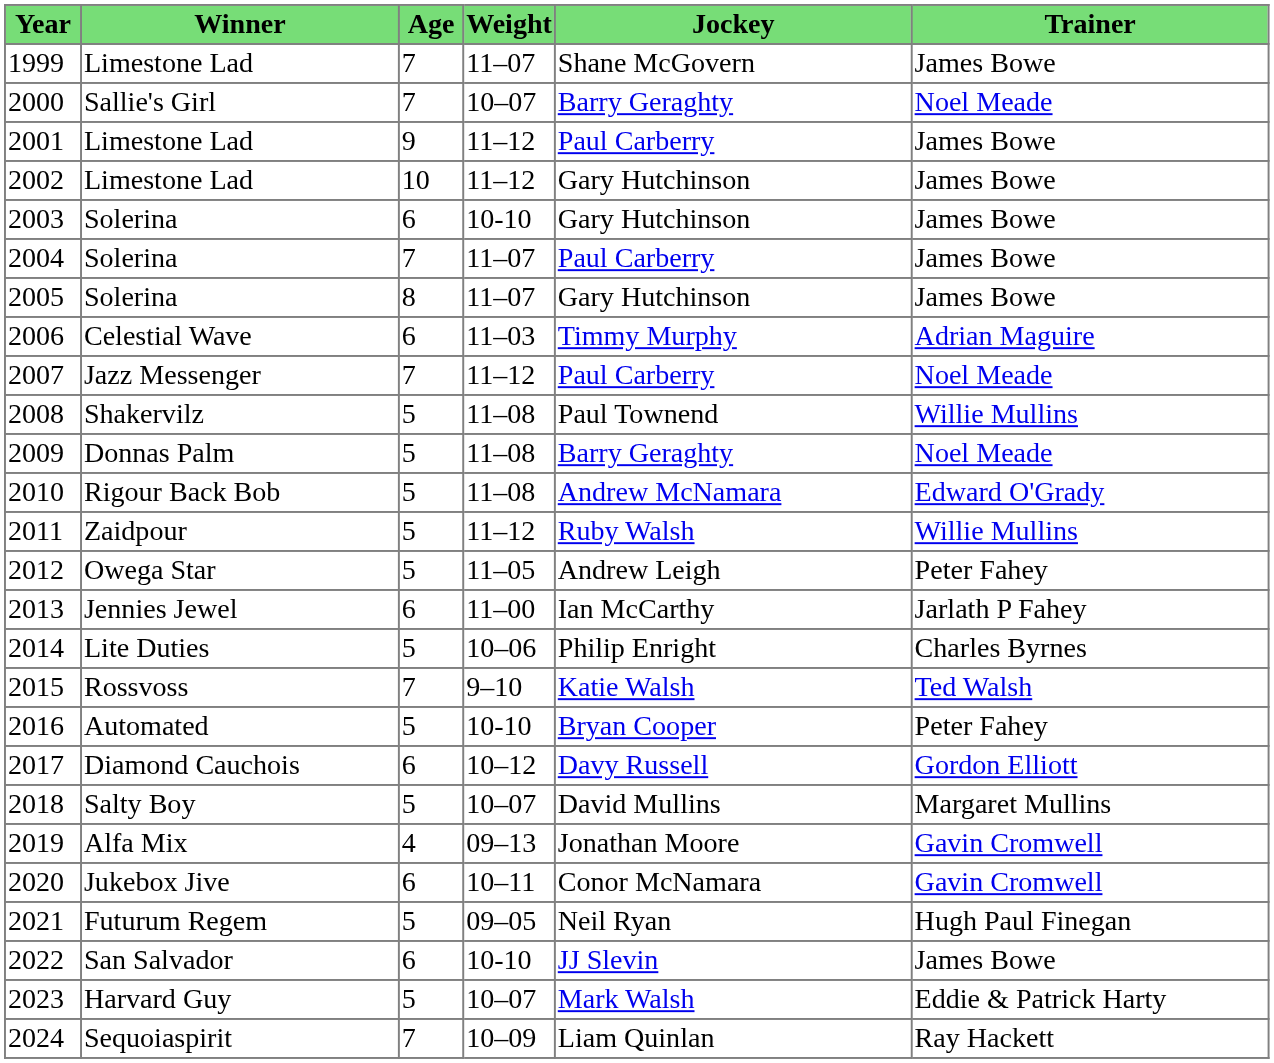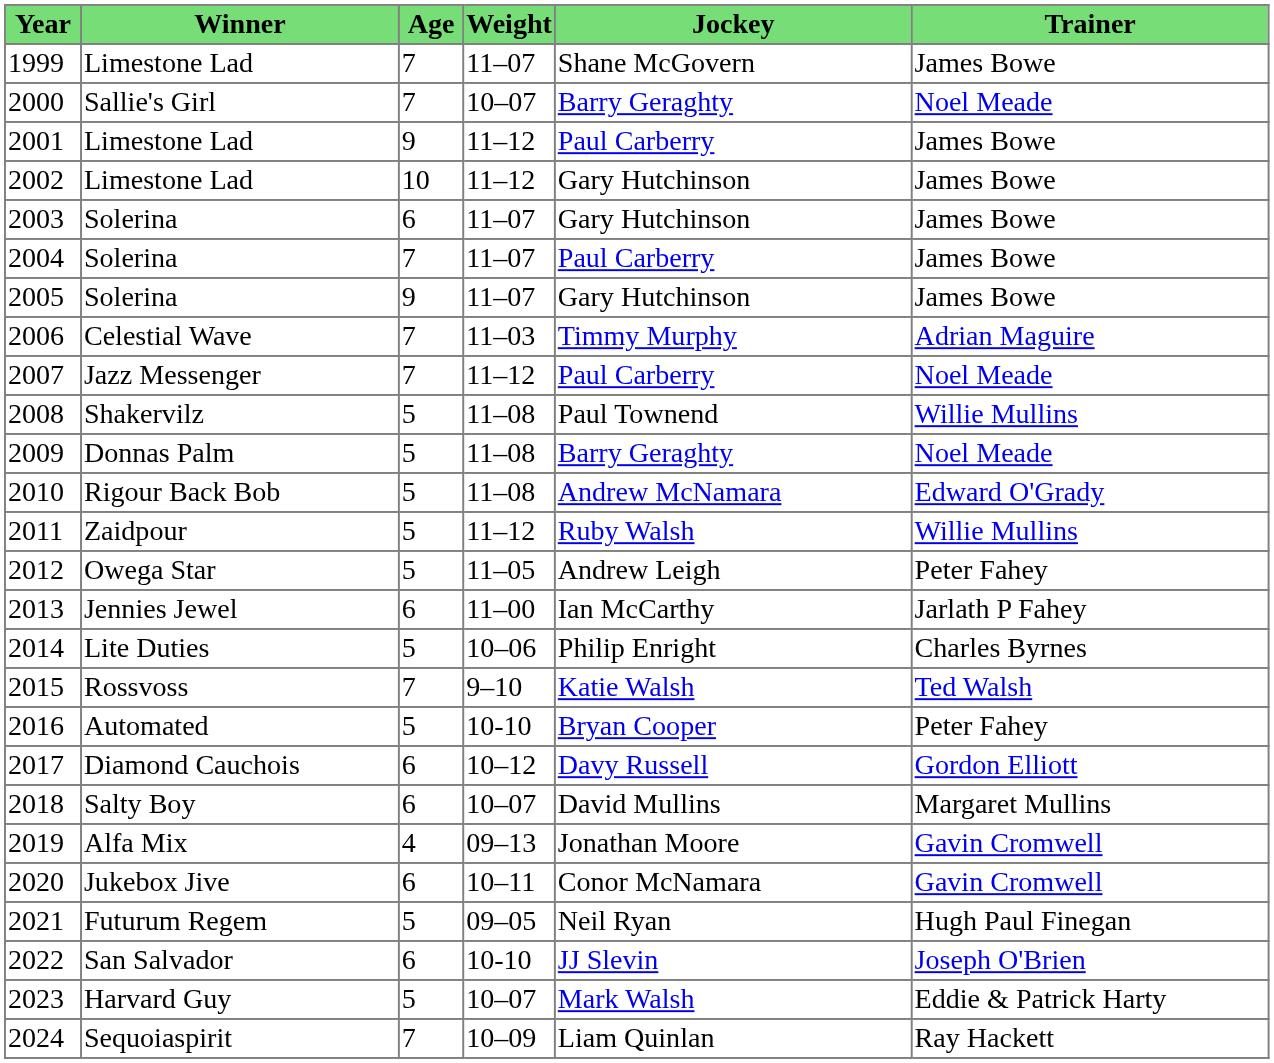(499, 219) 10-10 -> (501, 219) 11–07
(409, 296) 8 -> (409, 296) 9
(409, 336) 6 -> (409, 336) 7
(409, 804) 5 -> (409, 804) 6
(985, 960) James Bowe -> (1000, 960) Joseph O'Brien
